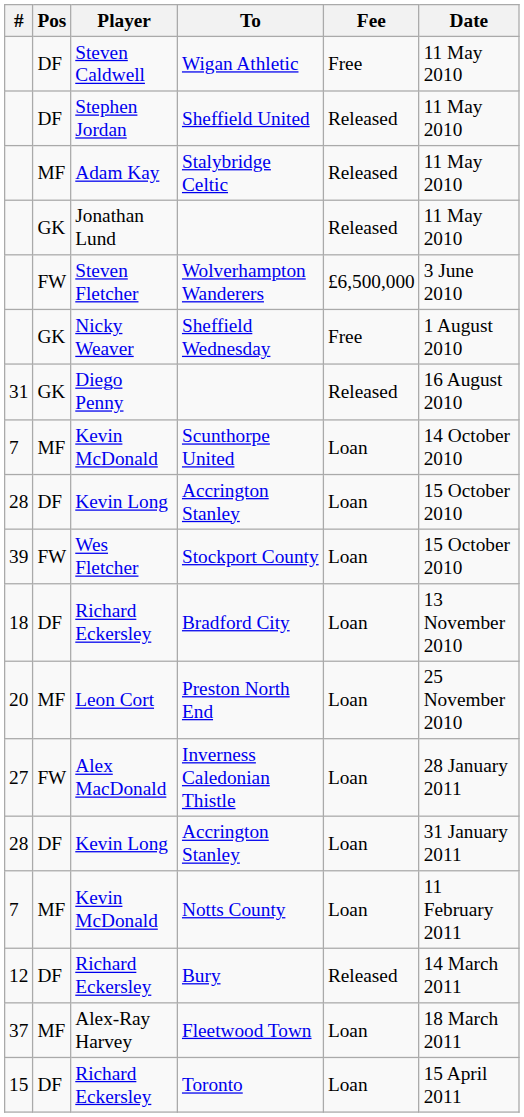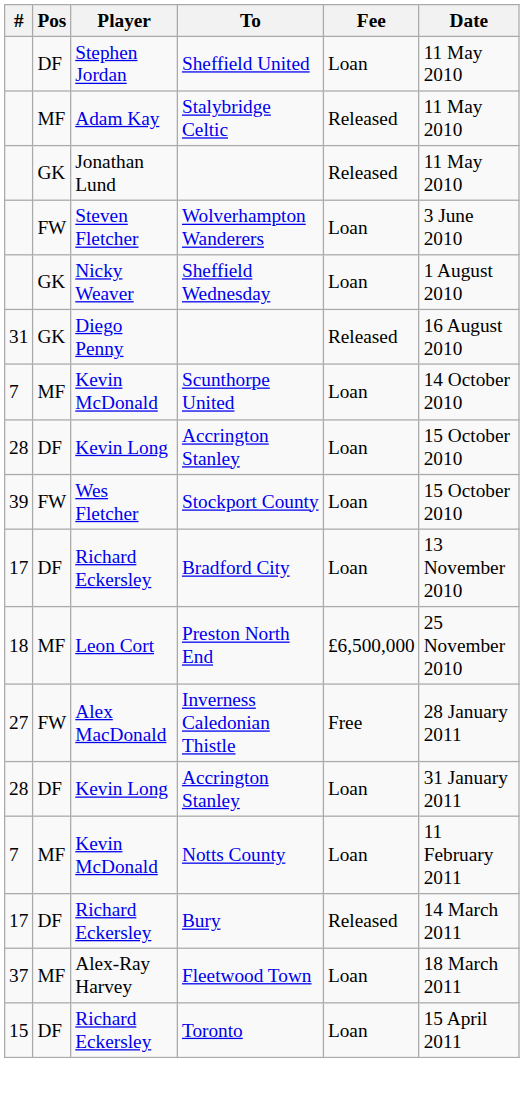- row: (110, 63)
(363, 118) Released -> (348, 63) Loan
(371, 282) £6,500,000 -> (348, 227) Loan
(345, 337) Free -> (348, 282) Loan
(19, 622) 18 -> (19, 567) 17
(19, 699) 20 -> (19, 645) 18
(348, 699) Loan -> (371, 645) £6,500,000
(348, 777) Loan -> (345, 722) Free
(19, 975) 12 -> (19, 920) 17
